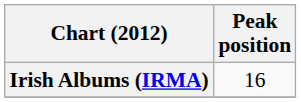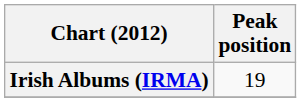(255, 79) 16 -> (255, 79) 19
